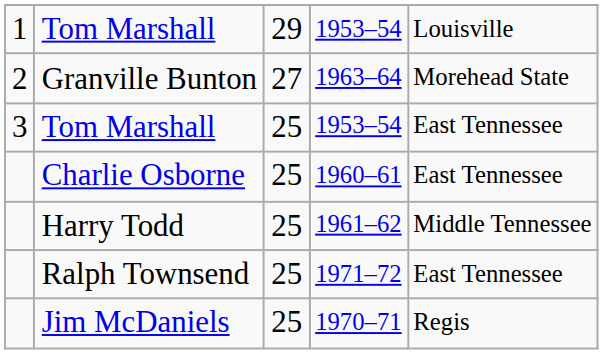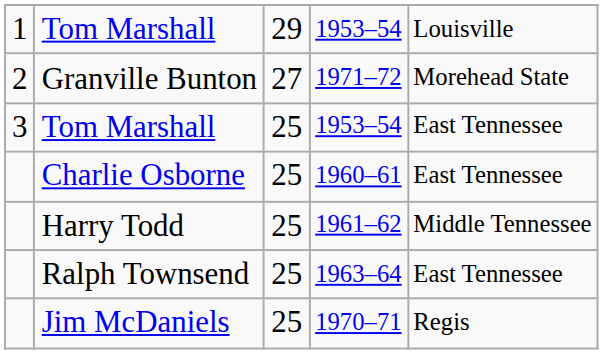(358, 77) 1963–64 -> (358, 77) 1971–72
(358, 273) 1971–72 -> (358, 273) 1963–64
